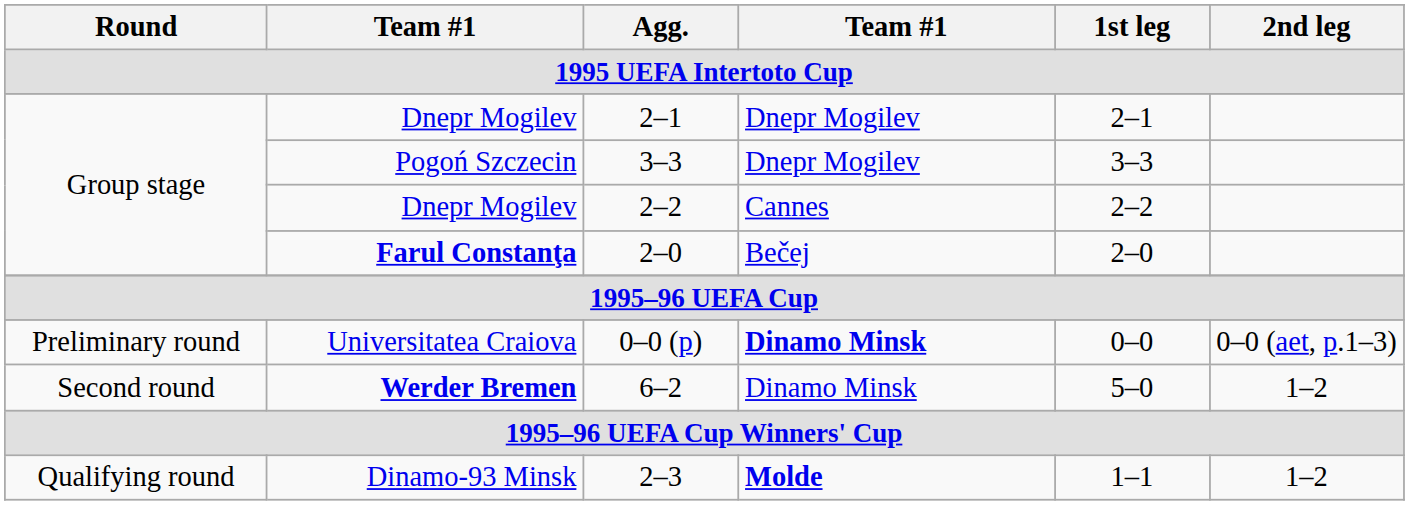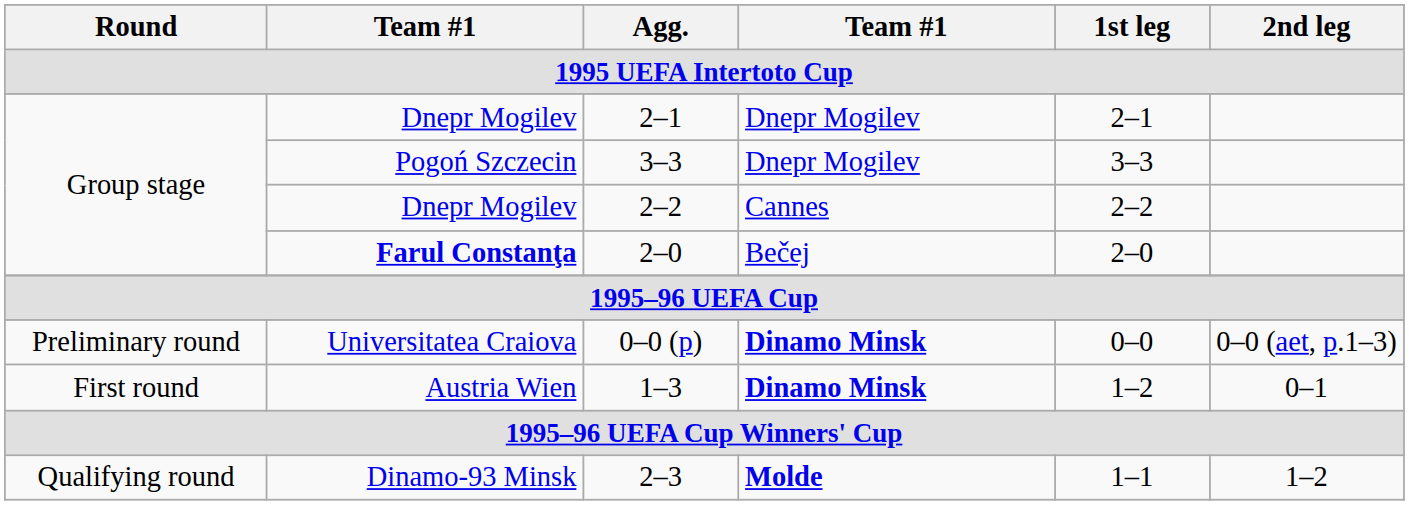+ row: (501, 387)
- row: (478, 387)
